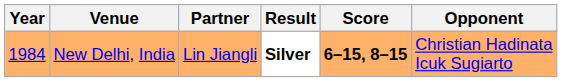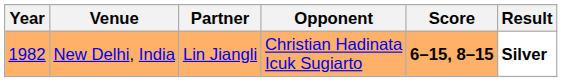columns swapped: (484, 18) <-> (290, 18)
(27, 54) 1984 -> (27, 54) 1982
